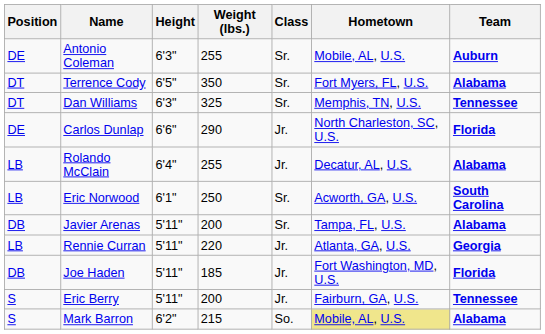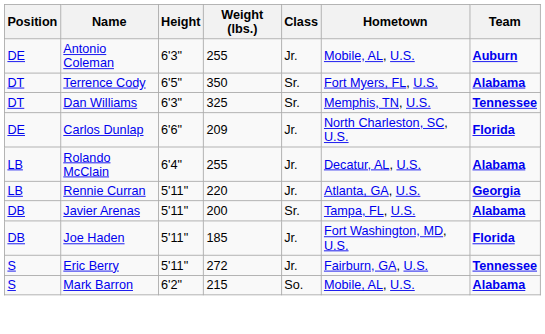(282, 56) Sr. -> (291, 56) Jr.
(211, 130) 290 -> (217, 130) 209
- row: (101, 198)
rows swapped: (104, 245) <-> (102, 225)
(211, 300) 200 -> (217, 265) 272
(360, 320) khaki background -> (369, 285) no background
